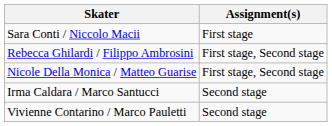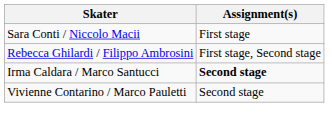- row: (102, 72)
(234, 92) normal -> (233, 72) bold
